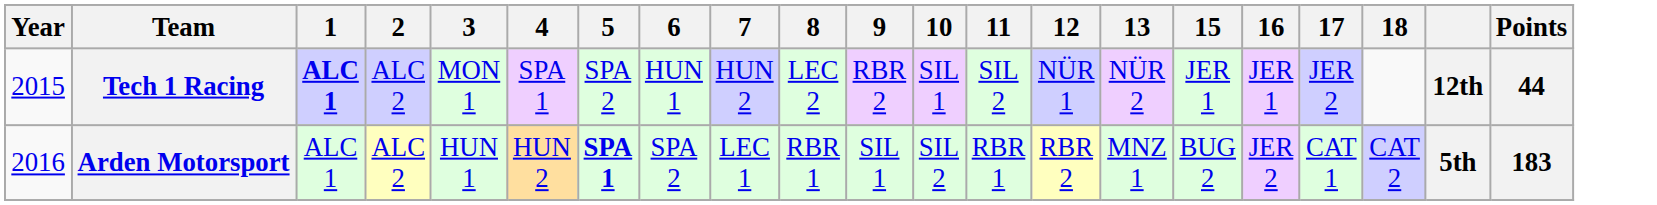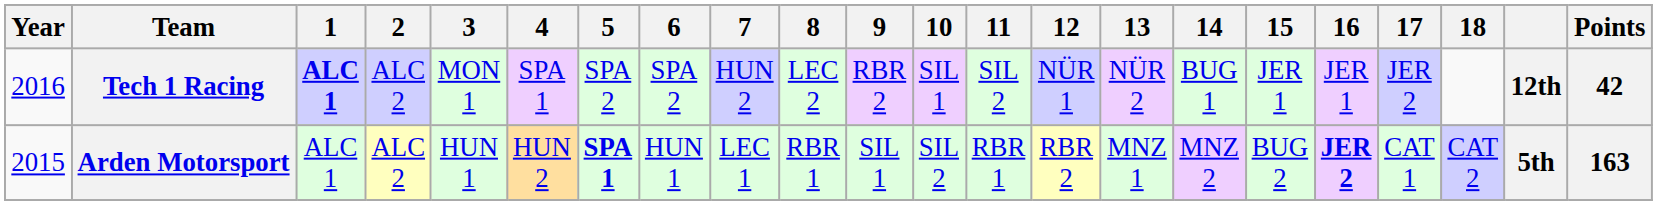+ column: (1209, 26)
(38, 86) 2015 -> (38, 86) 2016
(674, 86) HUN 1 -> (674, 86) SPA 2
(1532, 86) 44 -> (1610, 86) 42
(38, 161) 2016 -> (38, 161) 2015
(674, 161) SPA 2 -> (674, 161) HUN 1
(1271, 161) normal -> (1346, 161) bold
(1532, 161) 183 -> (1610, 161) 163
